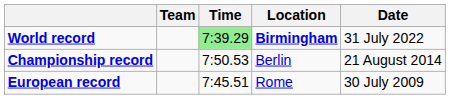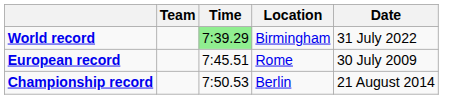(296, 37) bold -> (293, 37) normal
rows swapped: (64, 82) <-> (80, 60)
